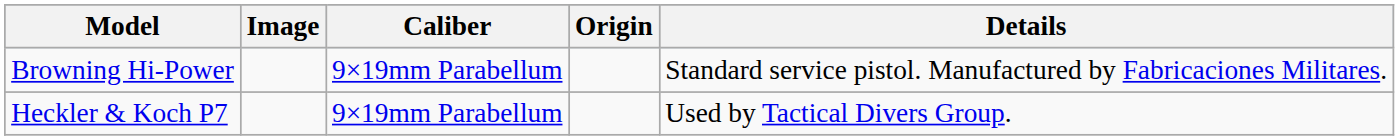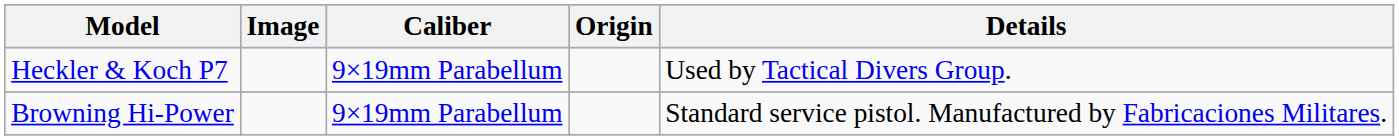rows swapped: (122, 69) <-> (119, 112)
